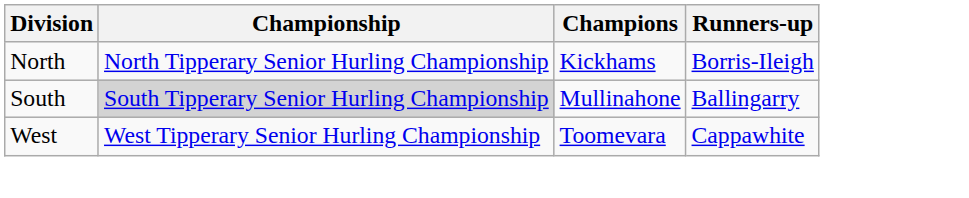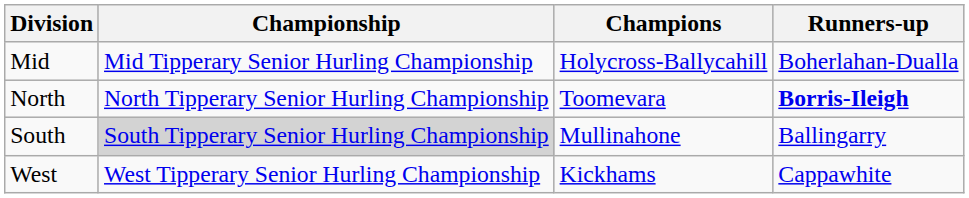+ row: (30, 60)
(608, 60) Kickhams -> (613, 98) Toomevara
(753, 60) normal -> (843, 98) bold
(613, 135) Toomevara -> (608, 173) Kickhams
